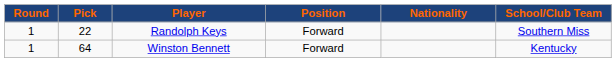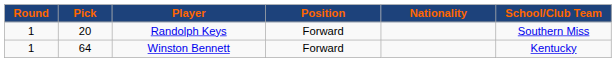(85, 31) 22 -> (85, 31) 20
